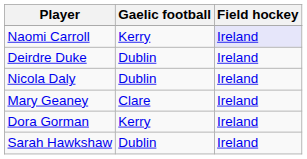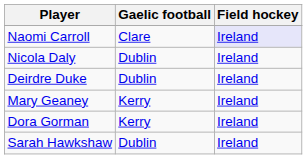(134, 36) Kerry -> (134, 36) Clare
rows swapped: (42, 79) <-> (47, 57)
(134, 100) Clare -> (134, 100) Kerry
